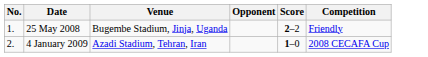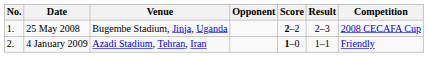+ column: (322, 12)
(326, 28) Friendly -> (381, 28) 2008 CECAFA Cup
(349, 44) 2008 CECAFA Cup -> (358, 44) Friendly
